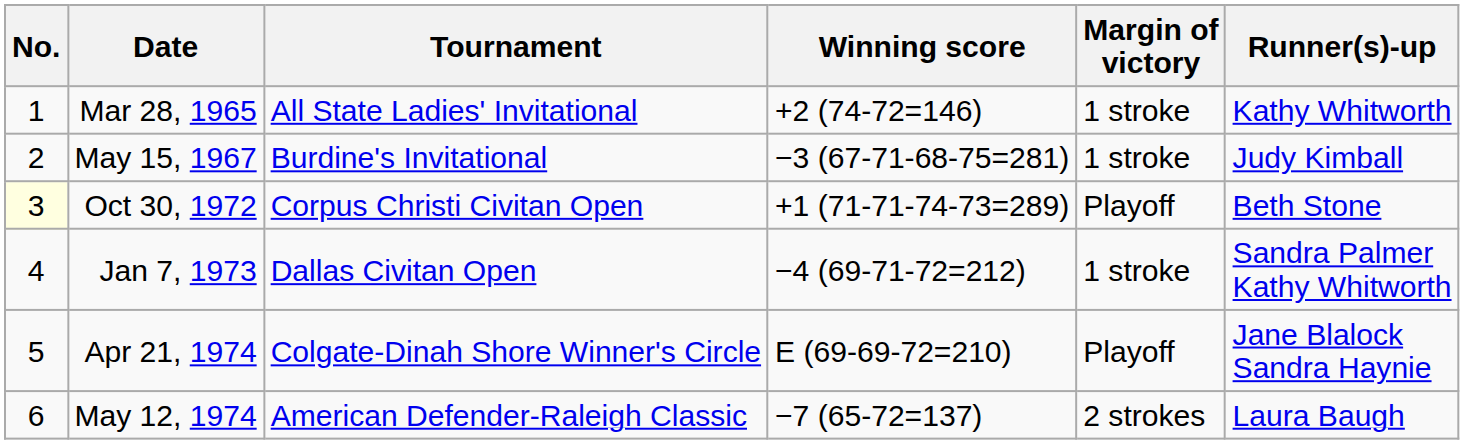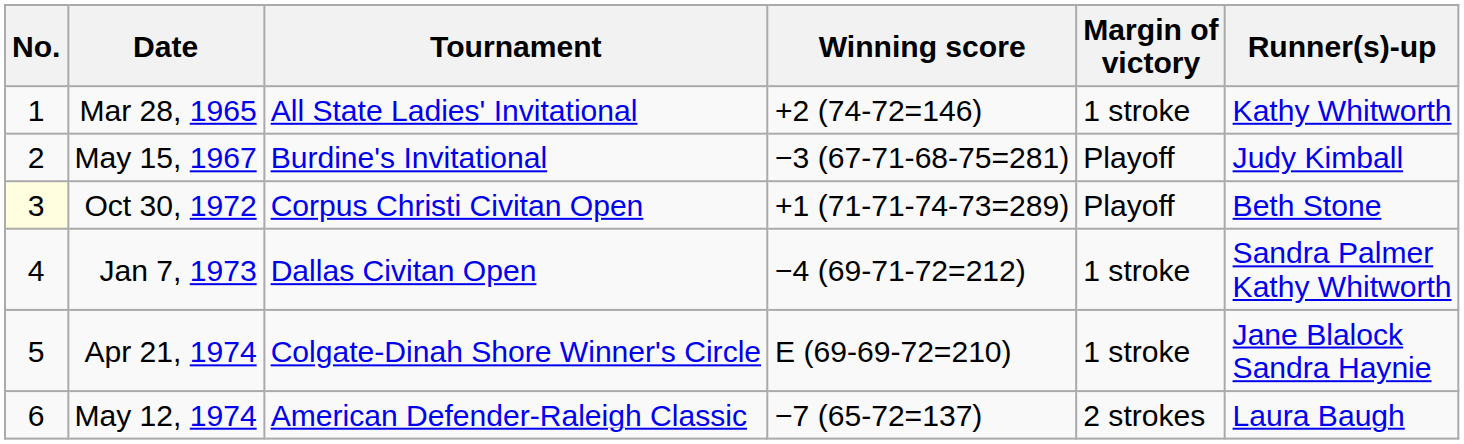(1137, 158) 1 stroke -> (1129, 158) Playoff
(1129, 351) Playoff -> (1137, 351) 1 stroke
